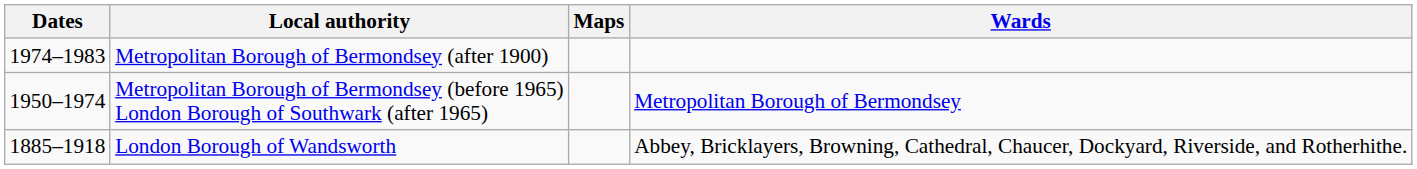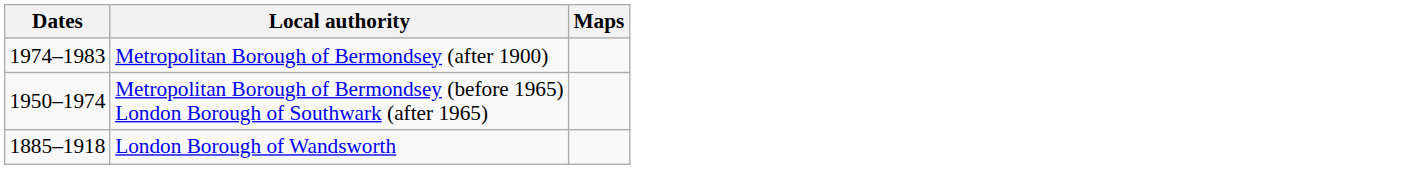- column: (1021, 21)
